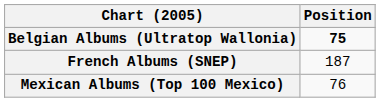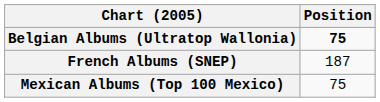(338, 85) 76 -> (338, 85) 75
